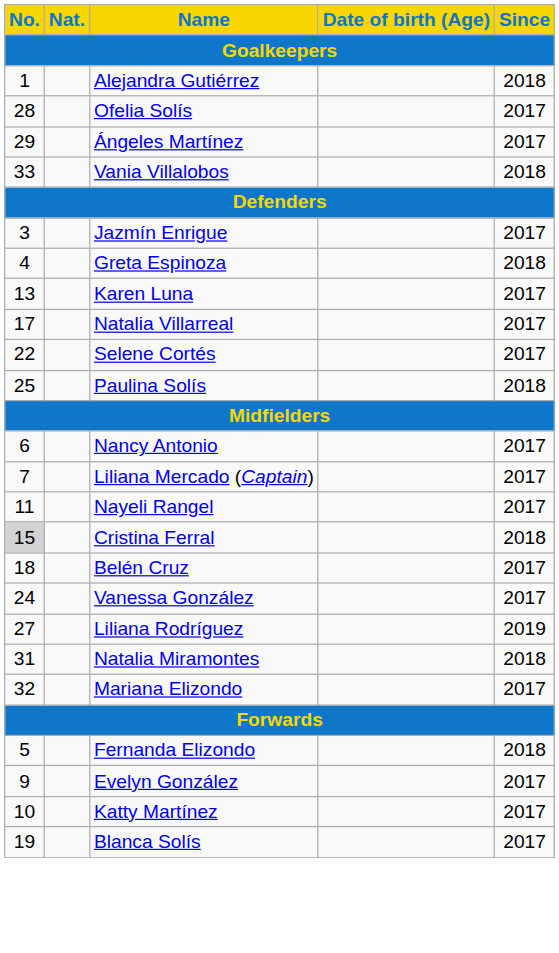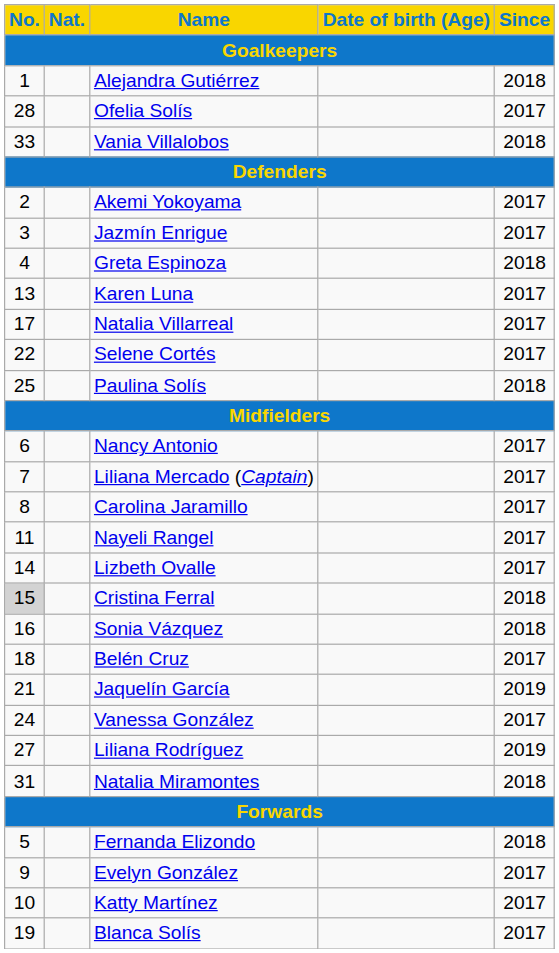- row: (169, 141)
+ row: (168, 202)
+ row: (171, 506)
+ row: (155, 567)
+ row: (159, 628)
+ row: (162, 689)
- row: (168, 689)
